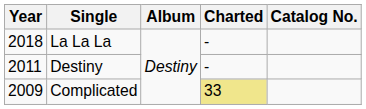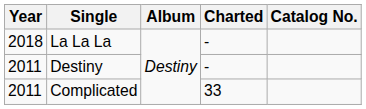(26, 91) 2009 -> (25, 91) 2011
(213, 91) khaki background -> (213, 91) no background
